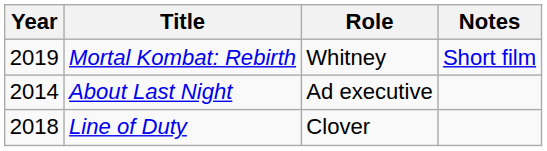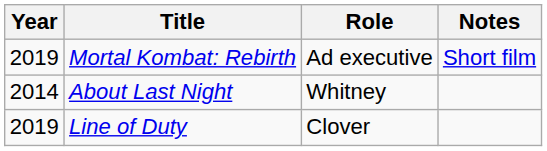(346, 57) Whitney -> (369, 57) Ad executive
(369, 92) Ad executive -> (346, 92) Whitney
(34, 127) 2018 -> (34, 127) 2019
